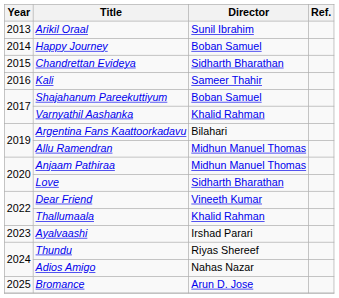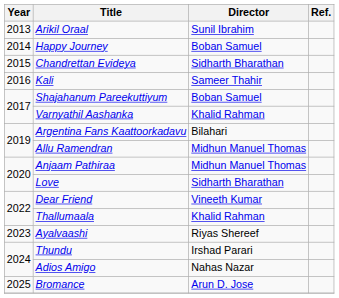(222, 234) Irshad Parari -> (225, 234) Riyas Shereef
(225, 251) Riyas Shereef -> (222, 251) Irshad Parari
